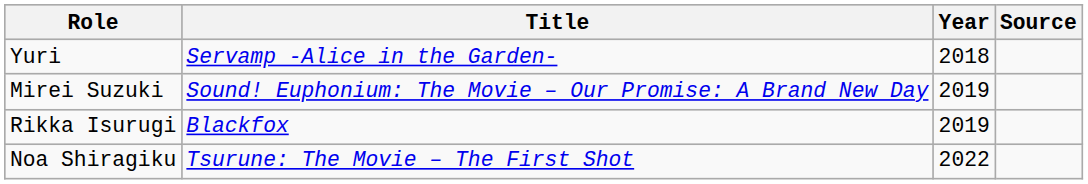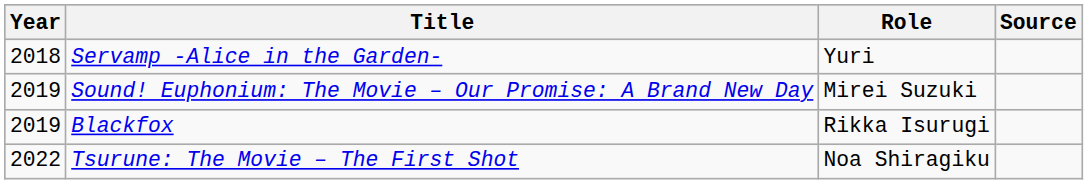columns swapped: (964, 22) <-> (93, 22)
